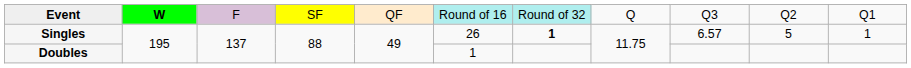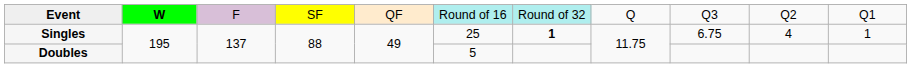(473, 34) 26 -> (473, 34) 25
(710, 34) 6.57 -> (710, 34) 6.75
(788, 34) 5 -> (788, 34) 4
(473, 54) 1 -> (473, 54) 5
